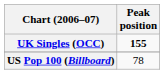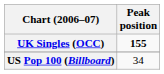(138, 60) 78 -> (138, 60) 34
